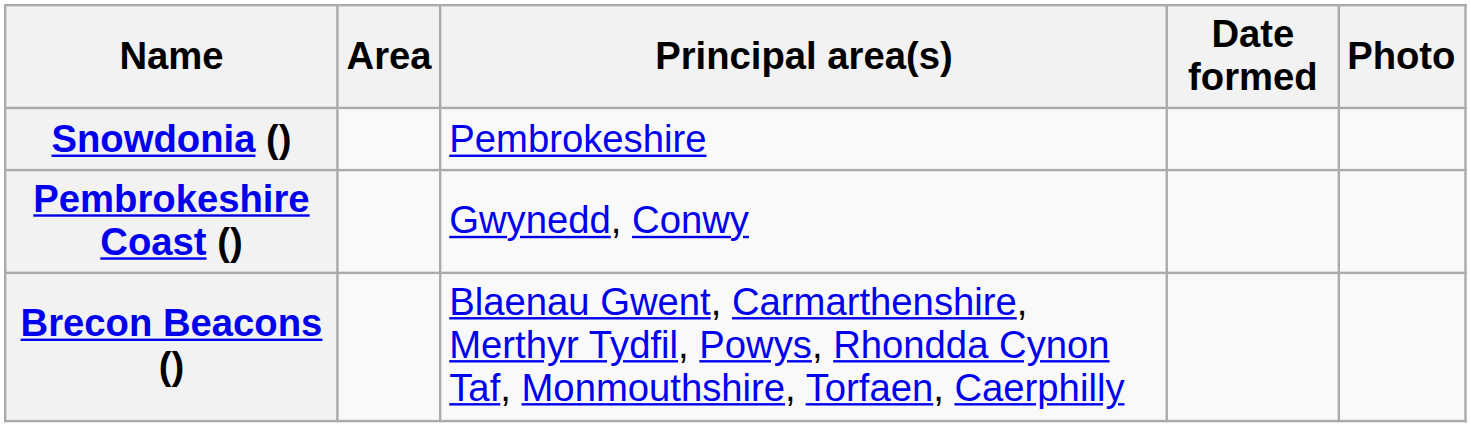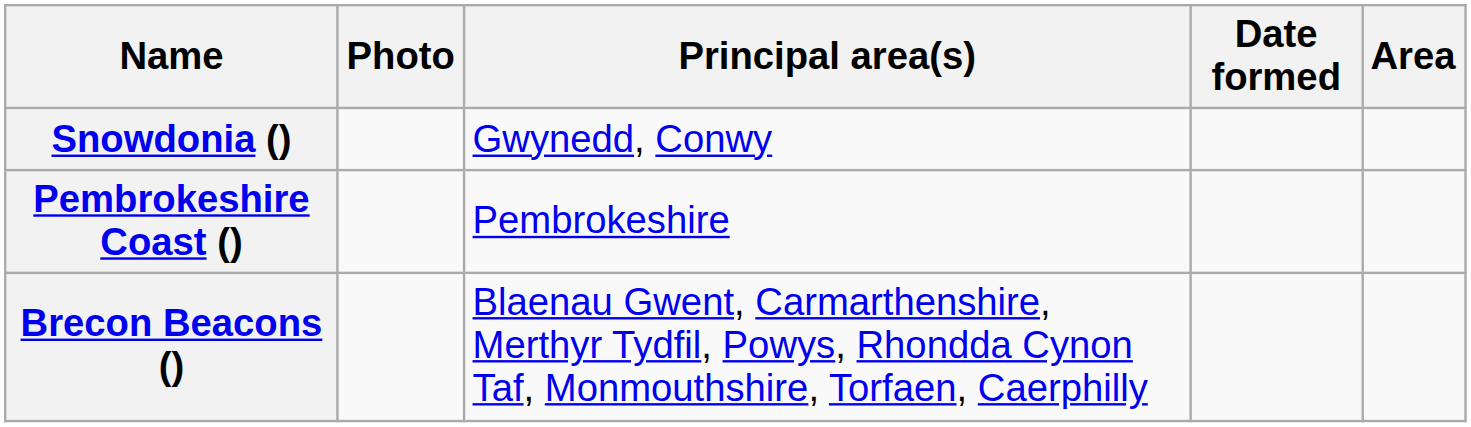columns swapped: (1401, 56) <-> (389, 56)
(578, 138) Pembrokeshire -> (622, 138) Gwynedd, Conwy
(599, 220) Gwynedd, Conwy -> (601, 220) Pembrokeshire
